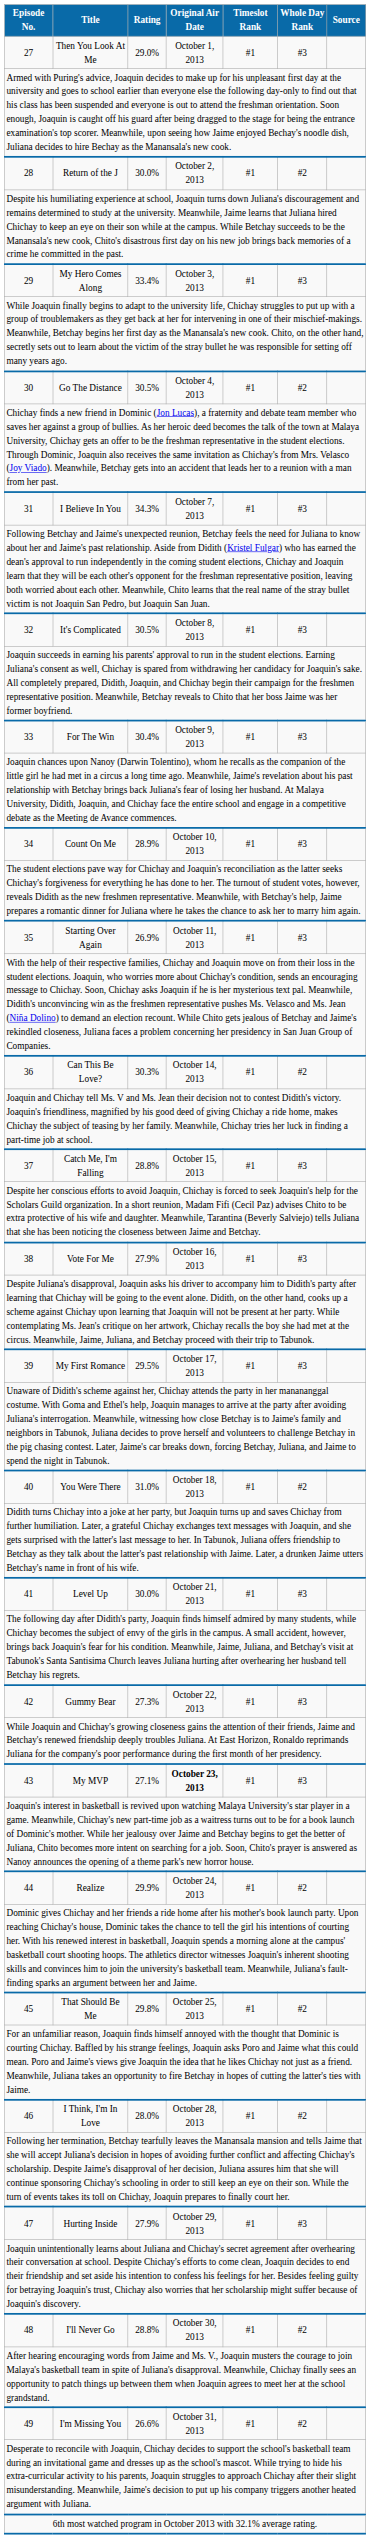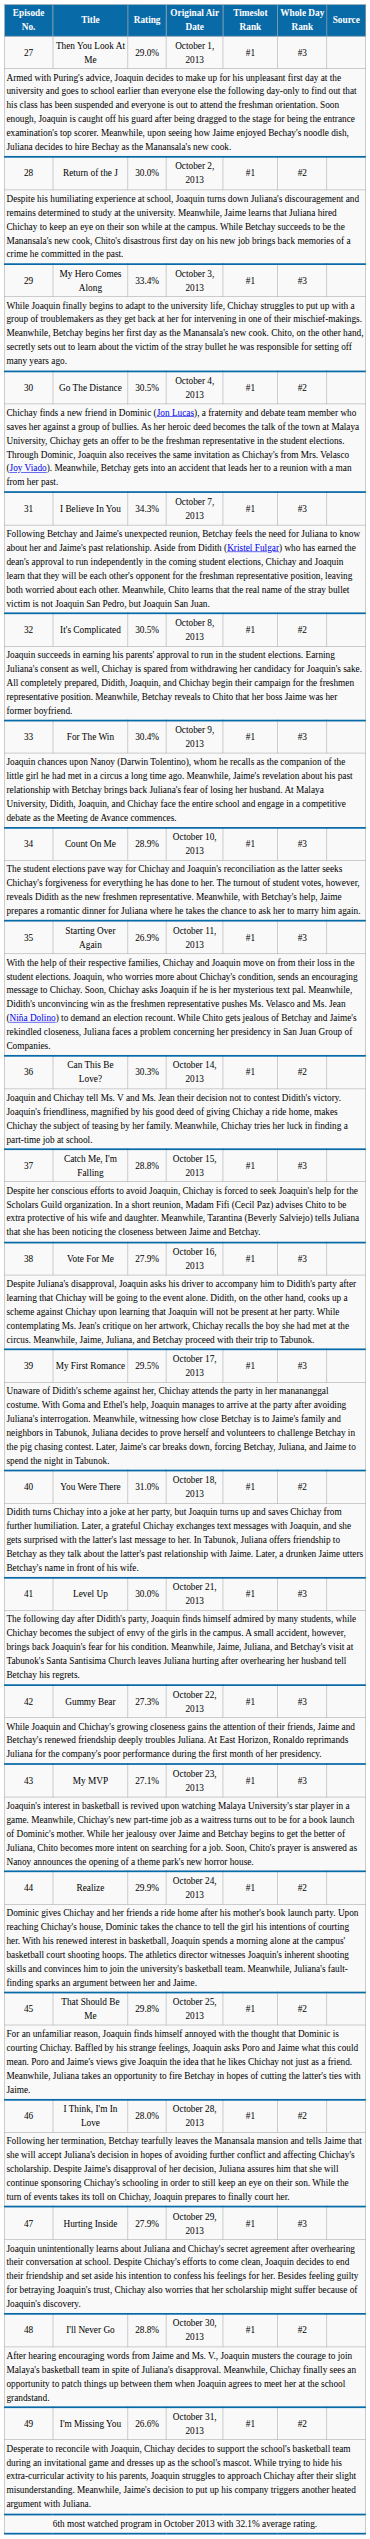(302, 630) #3 -> (302, 630) #2
(195, 1781) bold -> (195, 1781) normal
